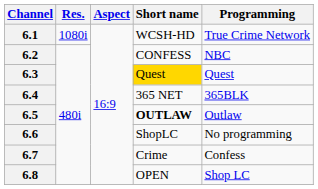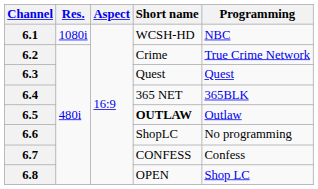(257, 34) True Crime Network -> (217, 34) NBC
(164, 54) CONFESS -> (152, 54) Crime
(217, 54) NBC -> (257, 54) True Crime Network
(151, 74) gold background -> (151, 74) no background
(152, 154) Crime -> (164, 154) CONFESS
